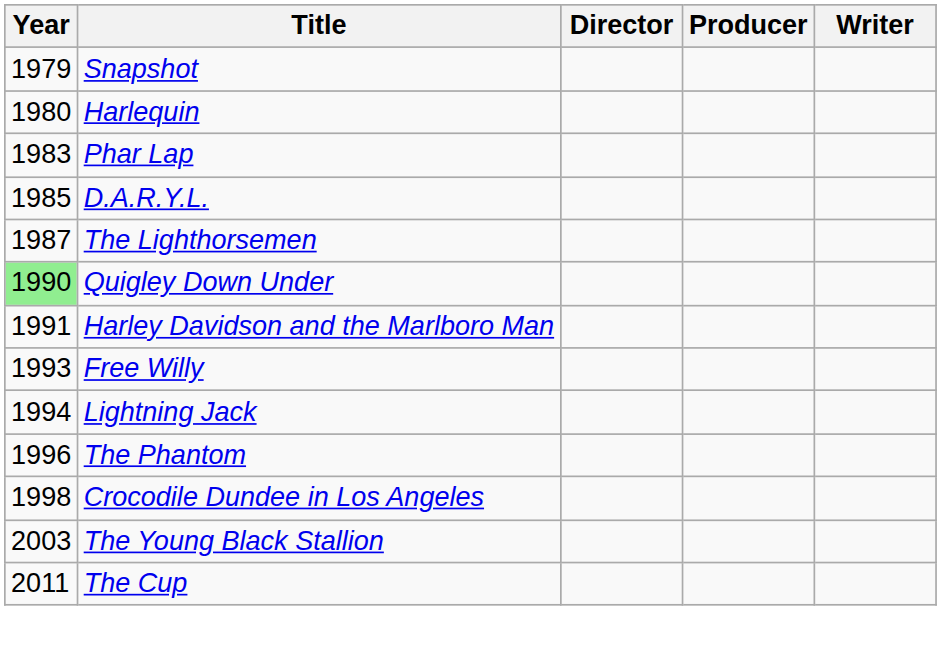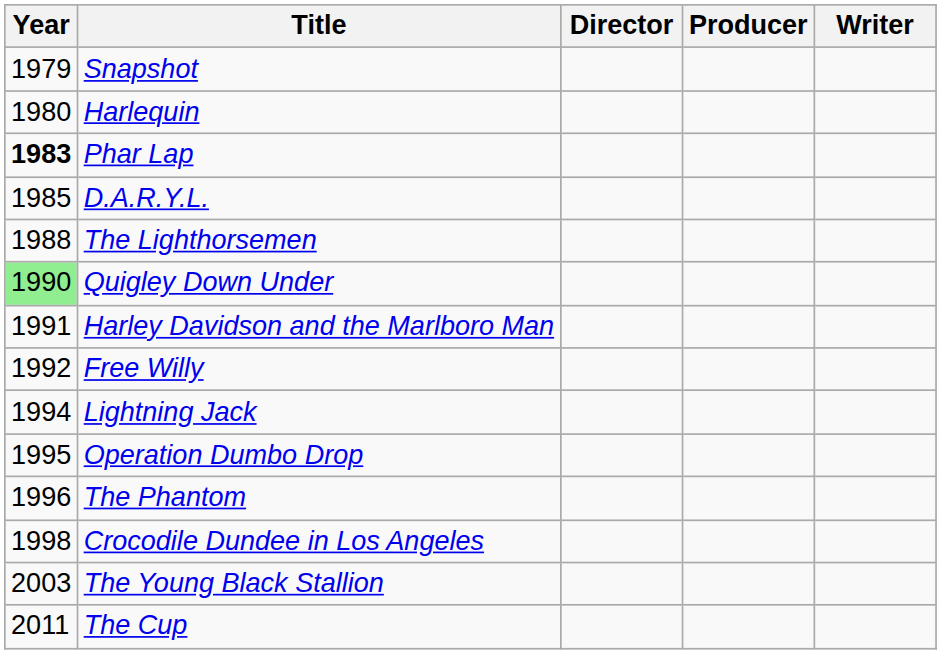(41, 154) normal -> (41, 154) bold
(41, 240) 1987 -> (41, 240) 1988
(41, 369) 1993 -> (41, 369) 1992
+ row: (223, 454)
